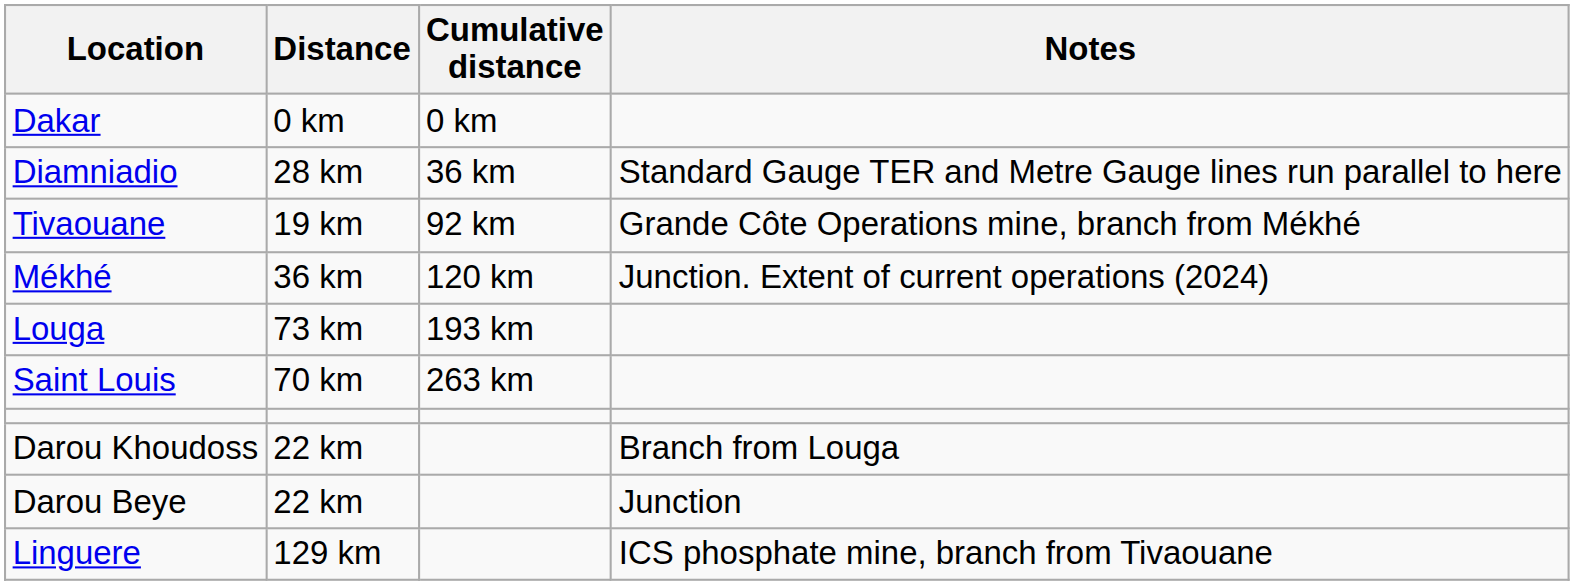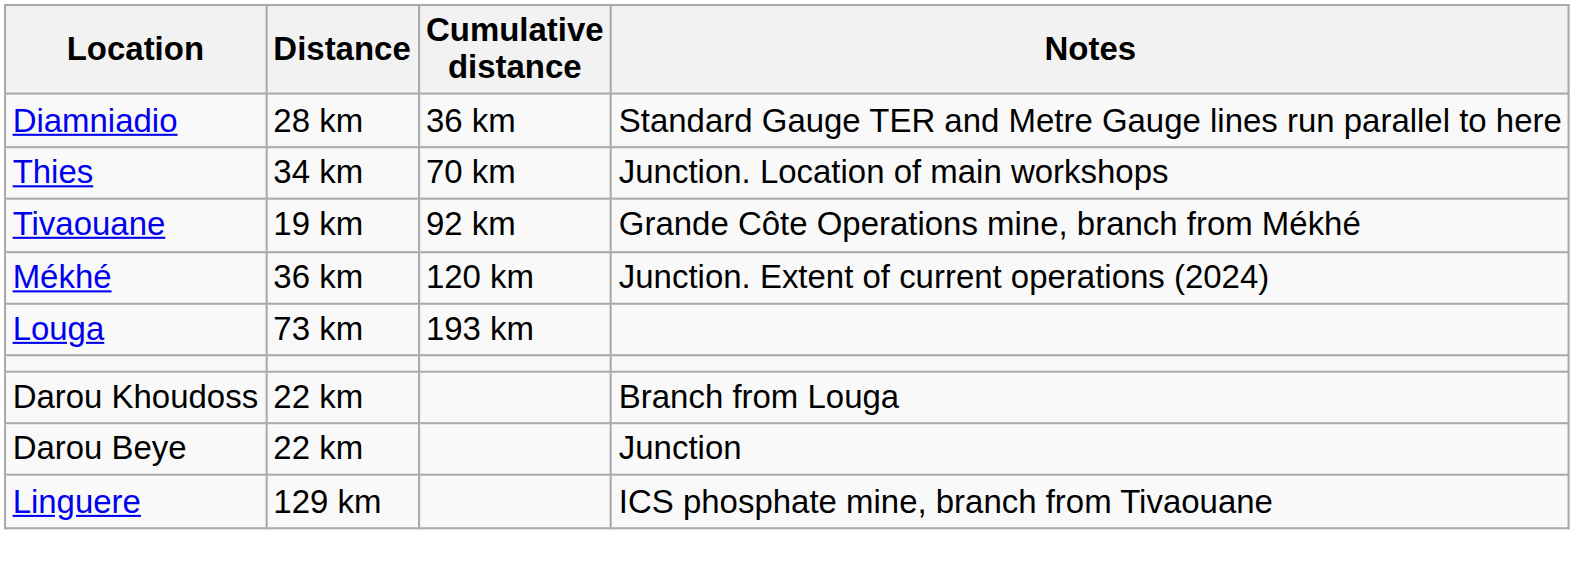- row: (57, 119)
+ row: (53, 172)
- row: (94, 381)
